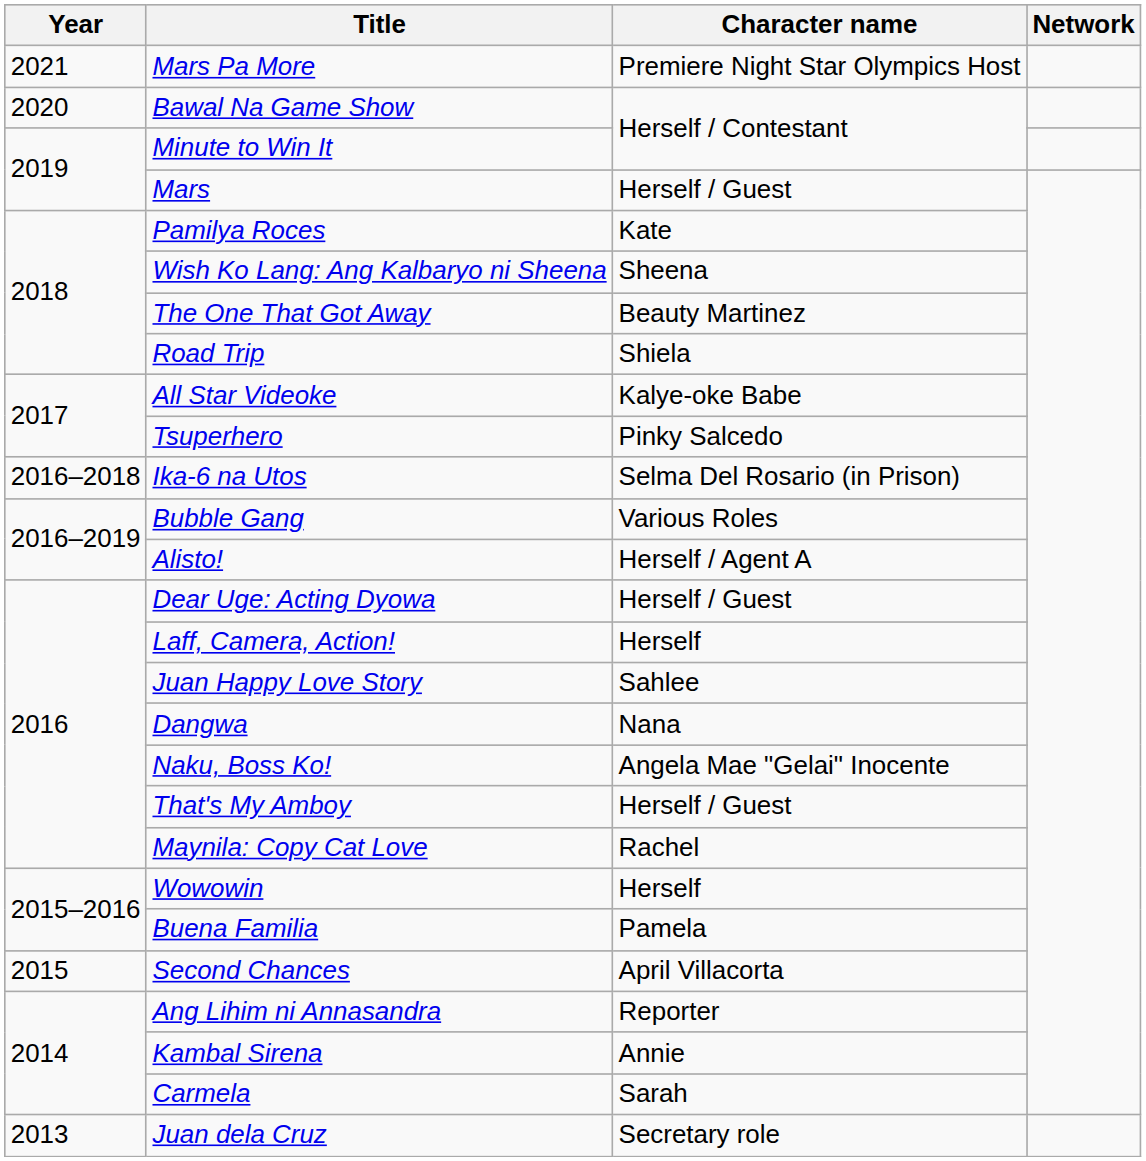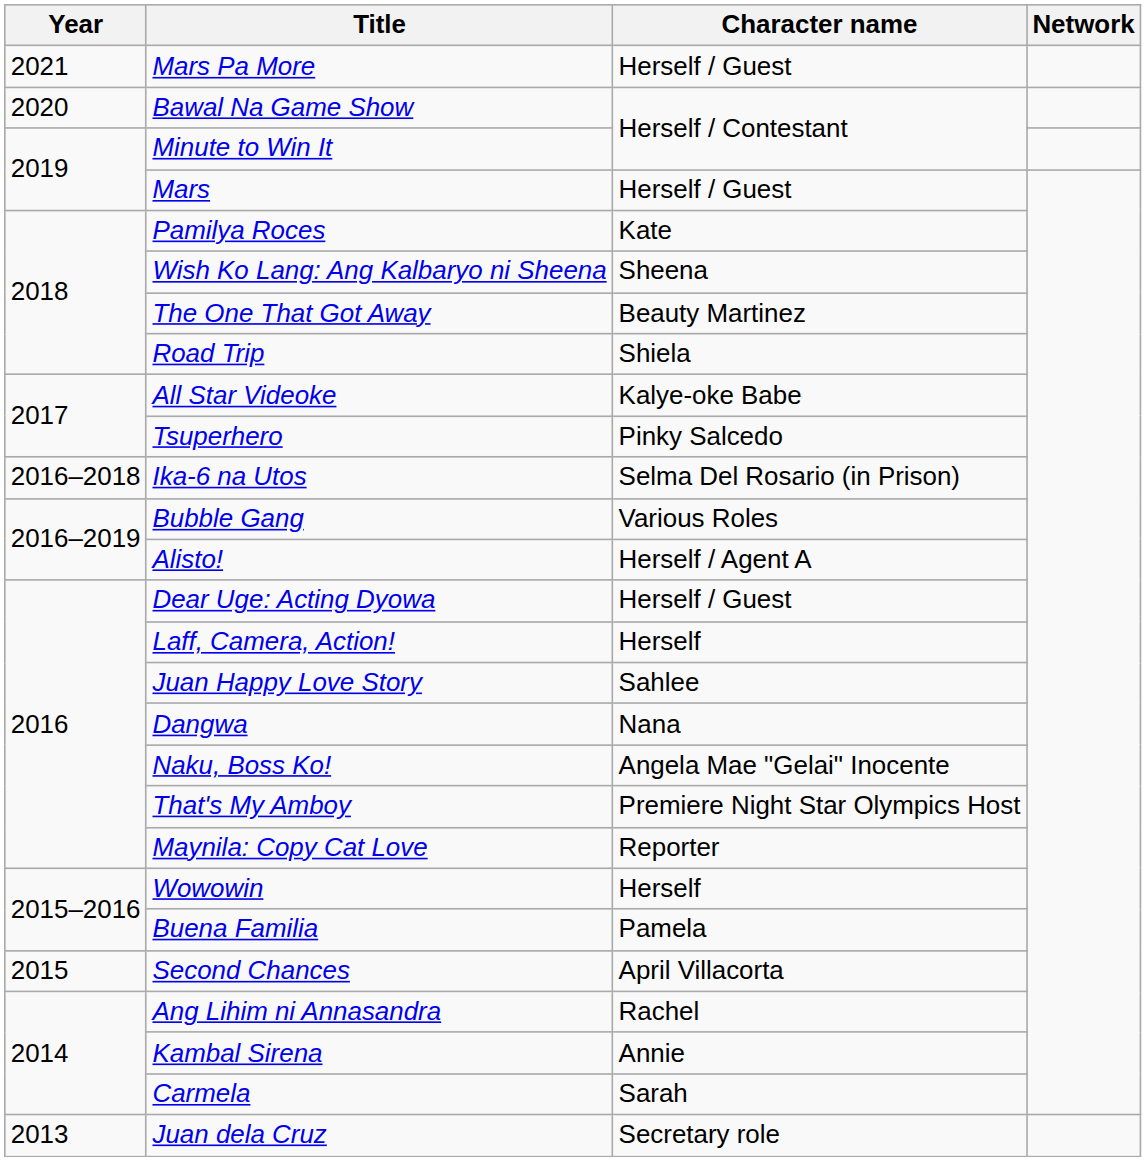(820, 66) Premiere Night Star Olympics Host -> (705, 66) Herself / Guest
(705, 806) Herself / Guest -> (820, 806) Premiere Night Star Olympics Host
(659, 847) Rachel -> (669, 847) Reporter
(669, 1011) Reporter -> (659, 1011) Rachel
